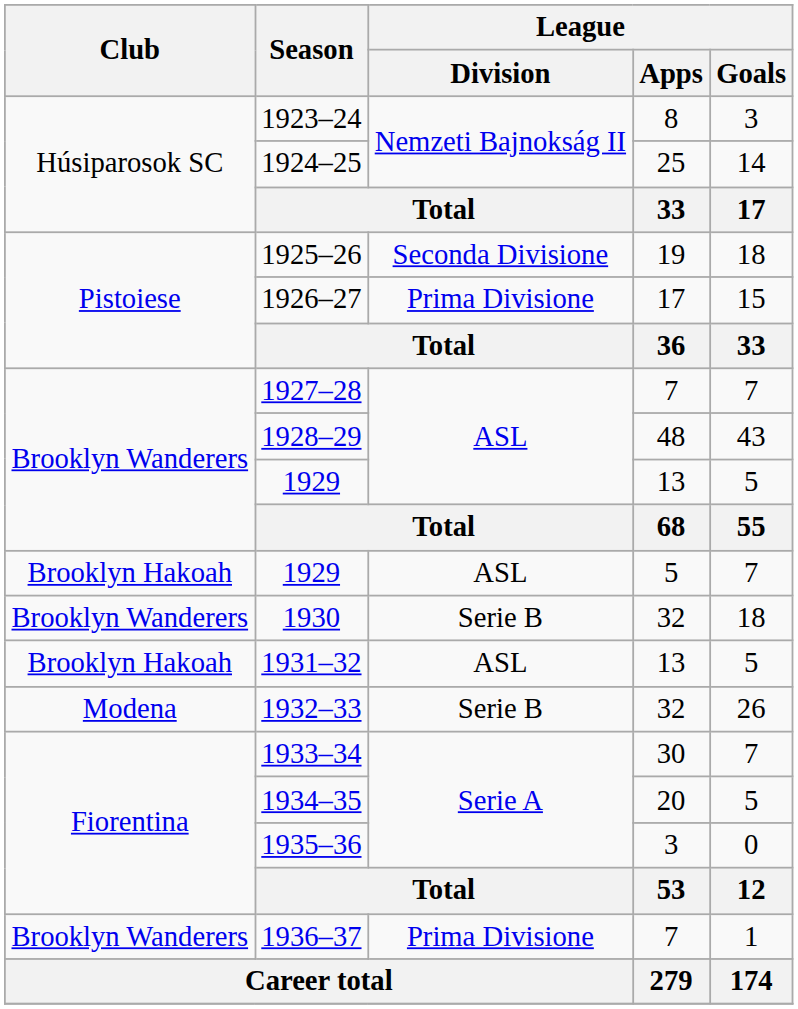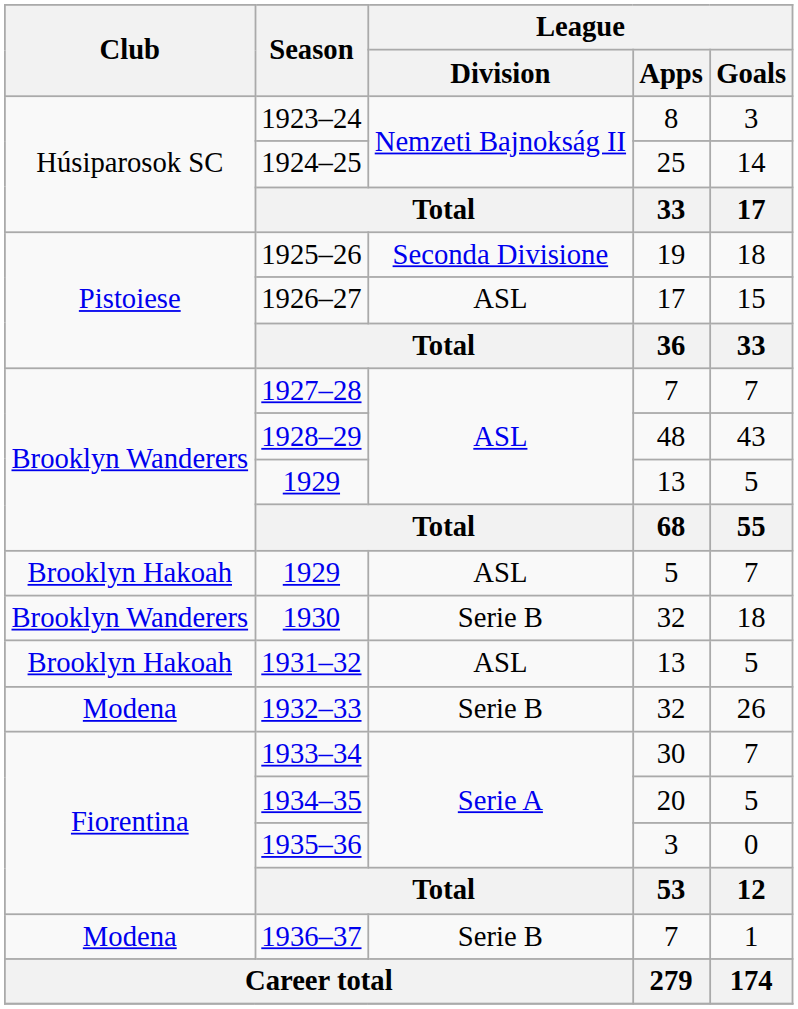(500, 299) Prima Divisione -> (500, 299) ASL
(130, 935) Brooklyn Wanderers -> (130, 935) Modena
(500, 935) Prima Divisione -> (500, 935) Serie B
